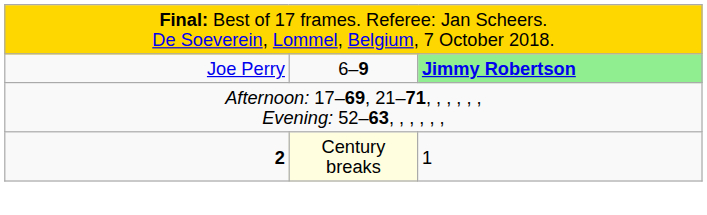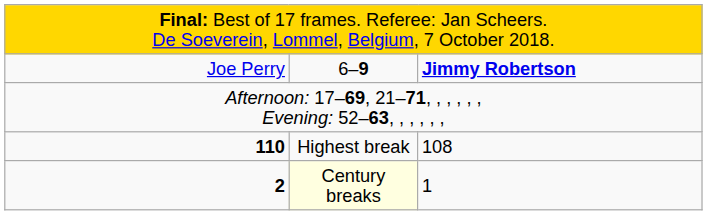(499, 69) lightgreen background -> (499, 69) no background
+ row: (270, 147)
